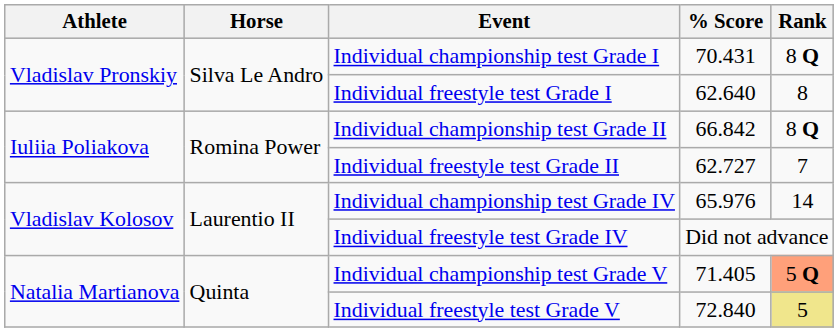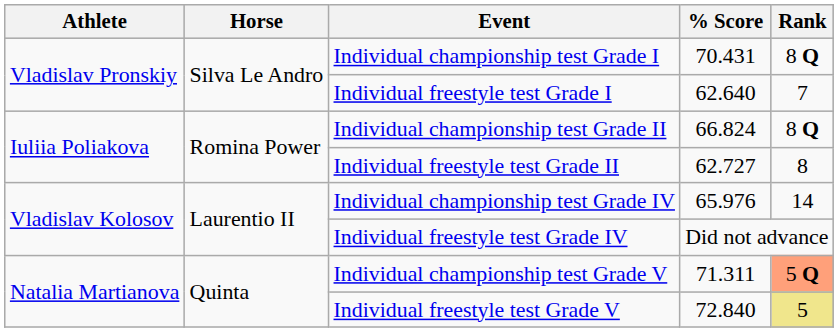(802, 93) 8 -> (802, 93) 7
(726, 129) 66.842 -> (726, 129) 66.824
(802, 165) 7 -> (802, 165) 8
(726, 273) 71.405 -> (726, 273) 71.311
